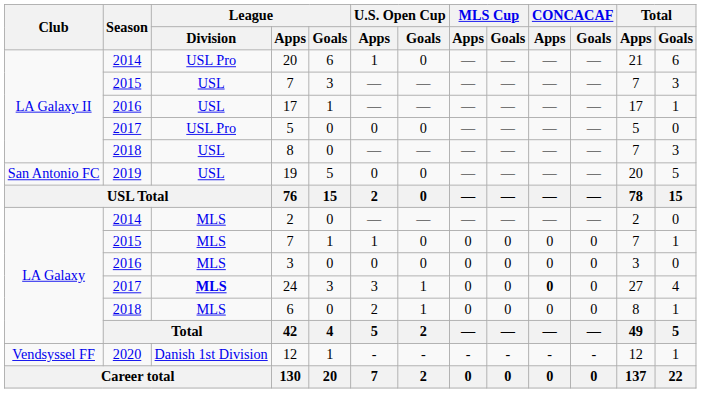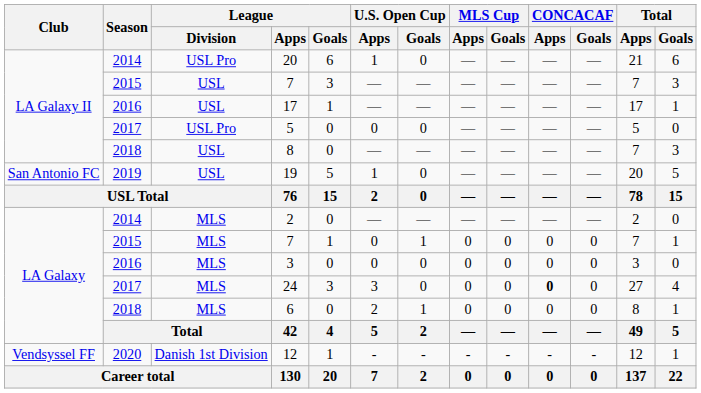(374, 173) 0 -> (374, 173) 1
(374, 241) 1 -> (374, 241) 0
(423, 241) 0 -> (423, 241) 1
(211, 286) bold -> (211, 286) normal
(423, 286) 1 -> (423, 286) 0
